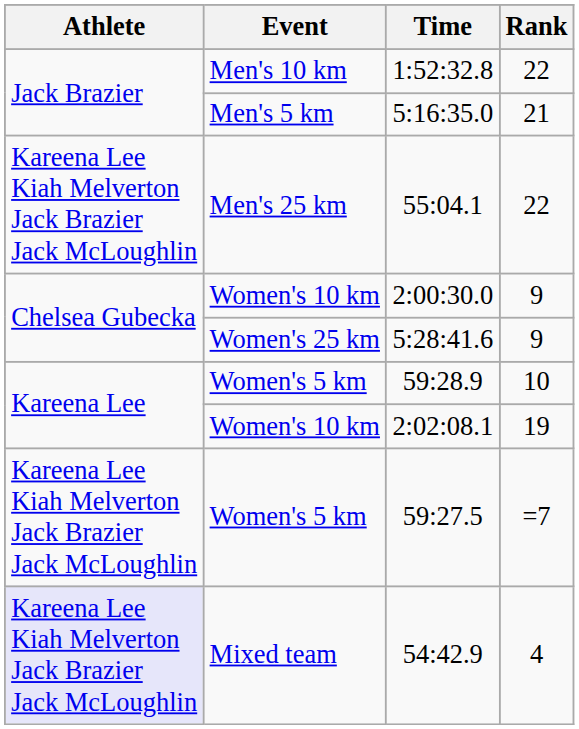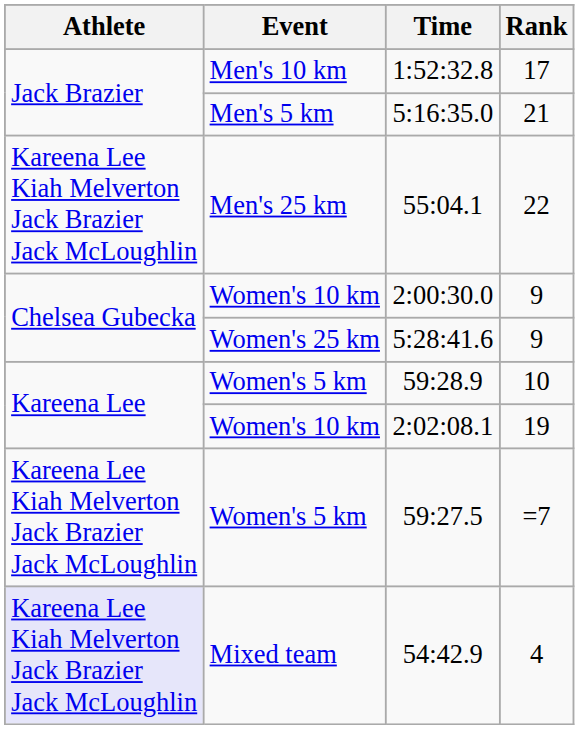(537, 70) 22 -> (537, 70) 17
